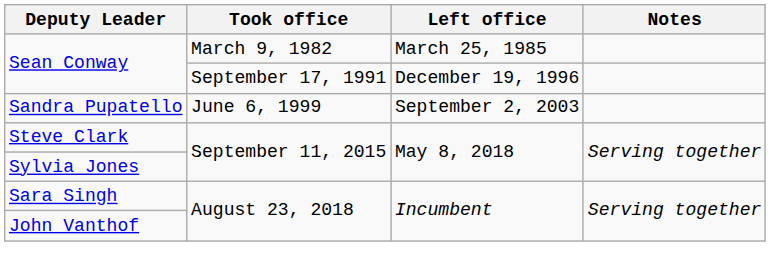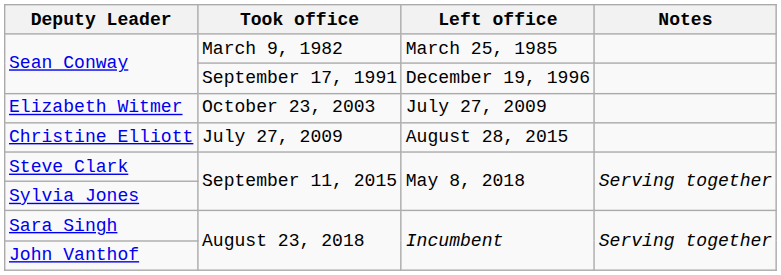- row: (96, 108)
+ row: (96, 108)
+ row: (101, 137)
